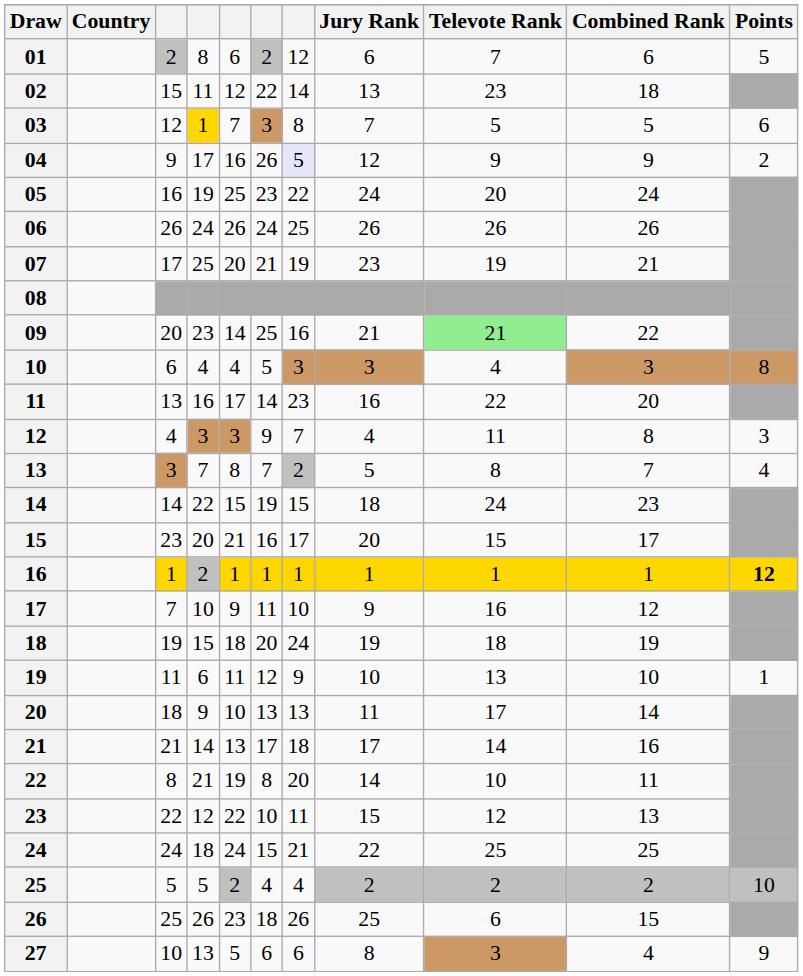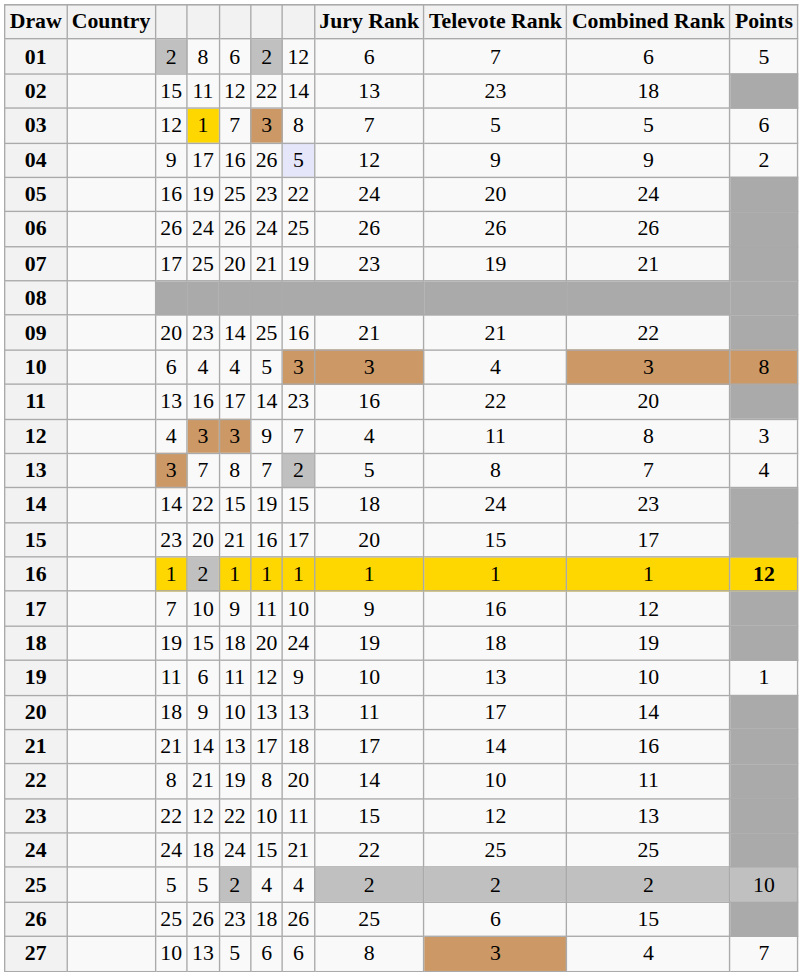(495, 332) lightgreen background -> (495, 332) no background
(764, 953) 9 -> (764, 953) 7
